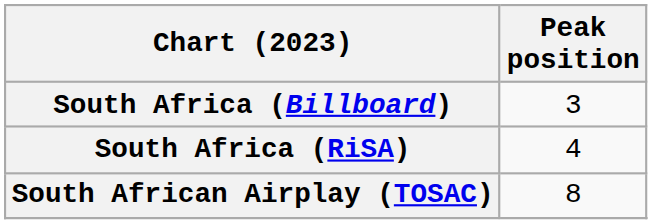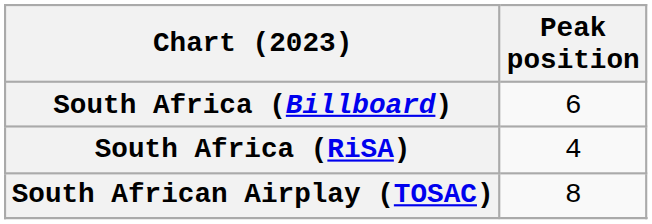(573, 105) 3 -> (573, 105) 6
